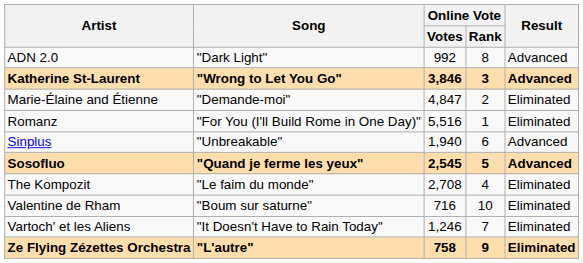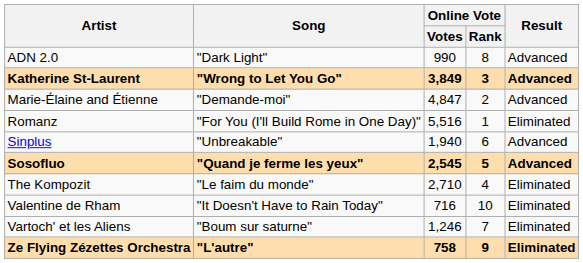(445, 58) 992 -> (445, 58) 990
(445, 79) 3,846 -> (445, 79) 3,849
(539, 100) Eliminated -> (538, 100) Advanced
(445, 185) 2,708 -> (445, 185) 2,710
(254, 206) "Boum sur saturne" -> (290, 206) "It Doesn't Have to Rain Today"
(290, 227) "It Doesn't Have to Rain Today" -> (254, 227) "Boum sur saturne"
